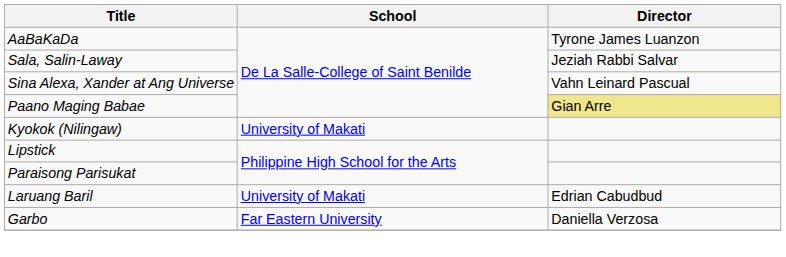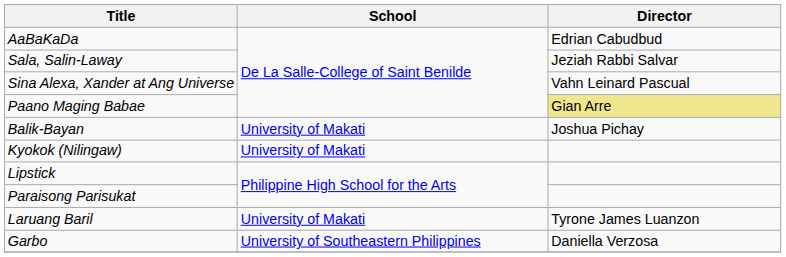(625, 39) Tyrone James Luanzon -> (607, 39) Edrian Cabudbud
+ row: (46, 129)
(607, 196) Edrian Cabudbud -> (625, 219) Tyrone James Luanzon
(311, 219) Far Eastern University -> (361, 241) University of Southeastern Philippines
